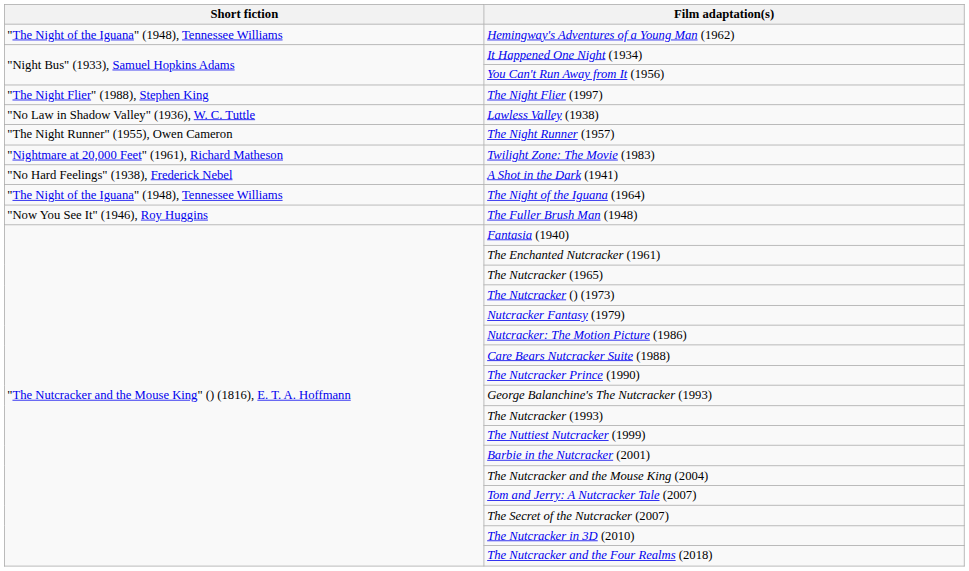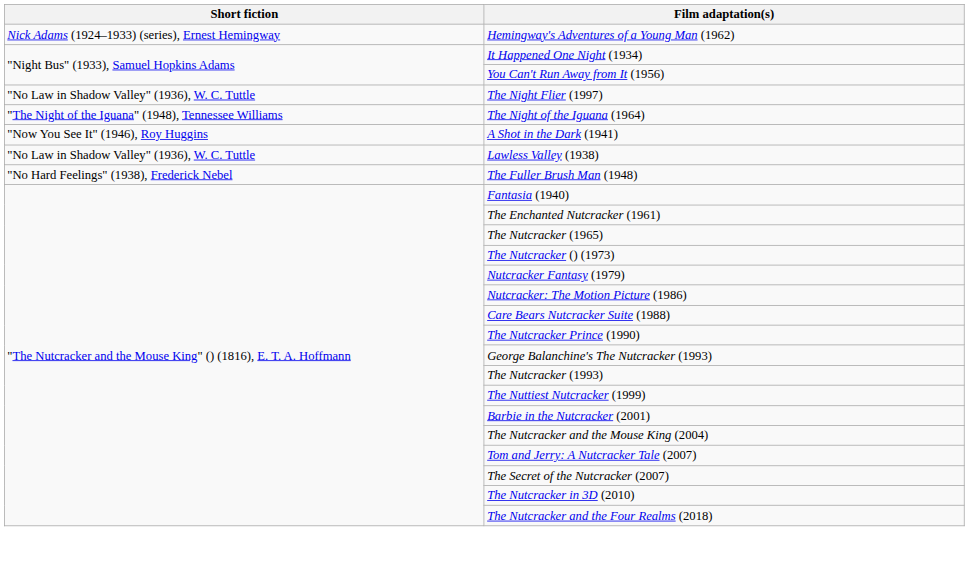(145, 34) "The Night of the Iguana" (1948), Tennessee Williams -> (144, 34) Nick Adams (1924–1933) (series), Ernest Hemingway
(108, 94) "The Night Flier" (1988), Stephen King -> (131, 94) "No Law in Shadow Valley" (1936), W. C. Tuttle
rows swapped: (566, 194) <-> (543, 114)
- row: (551, 134)
- row: (571, 154)
(120, 174) "No Hard Feelings" (1938), Frederick Nebel -> (108, 134) "Now You See It" (1946), Roy Huggins
(108, 214) "Now You See It" (1946), Roy Huggins -> (120, 174) "No Hard Feelings" (1938), Frederick Nebel
